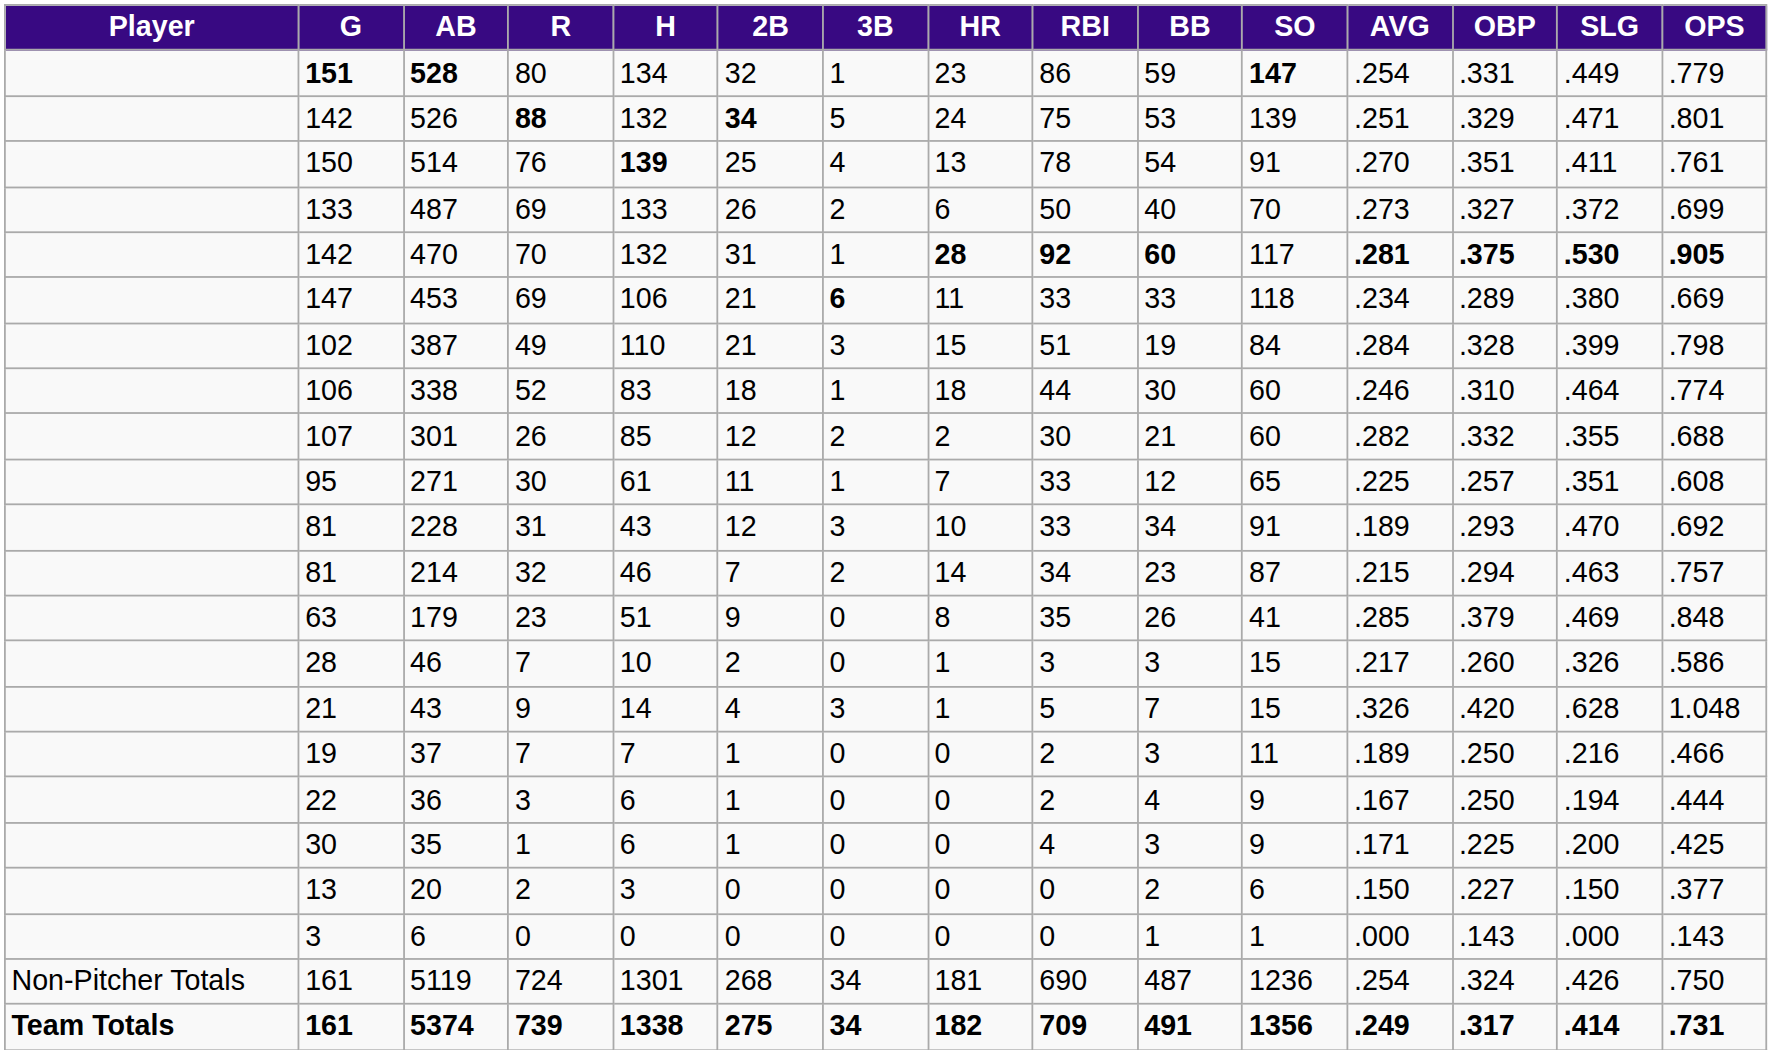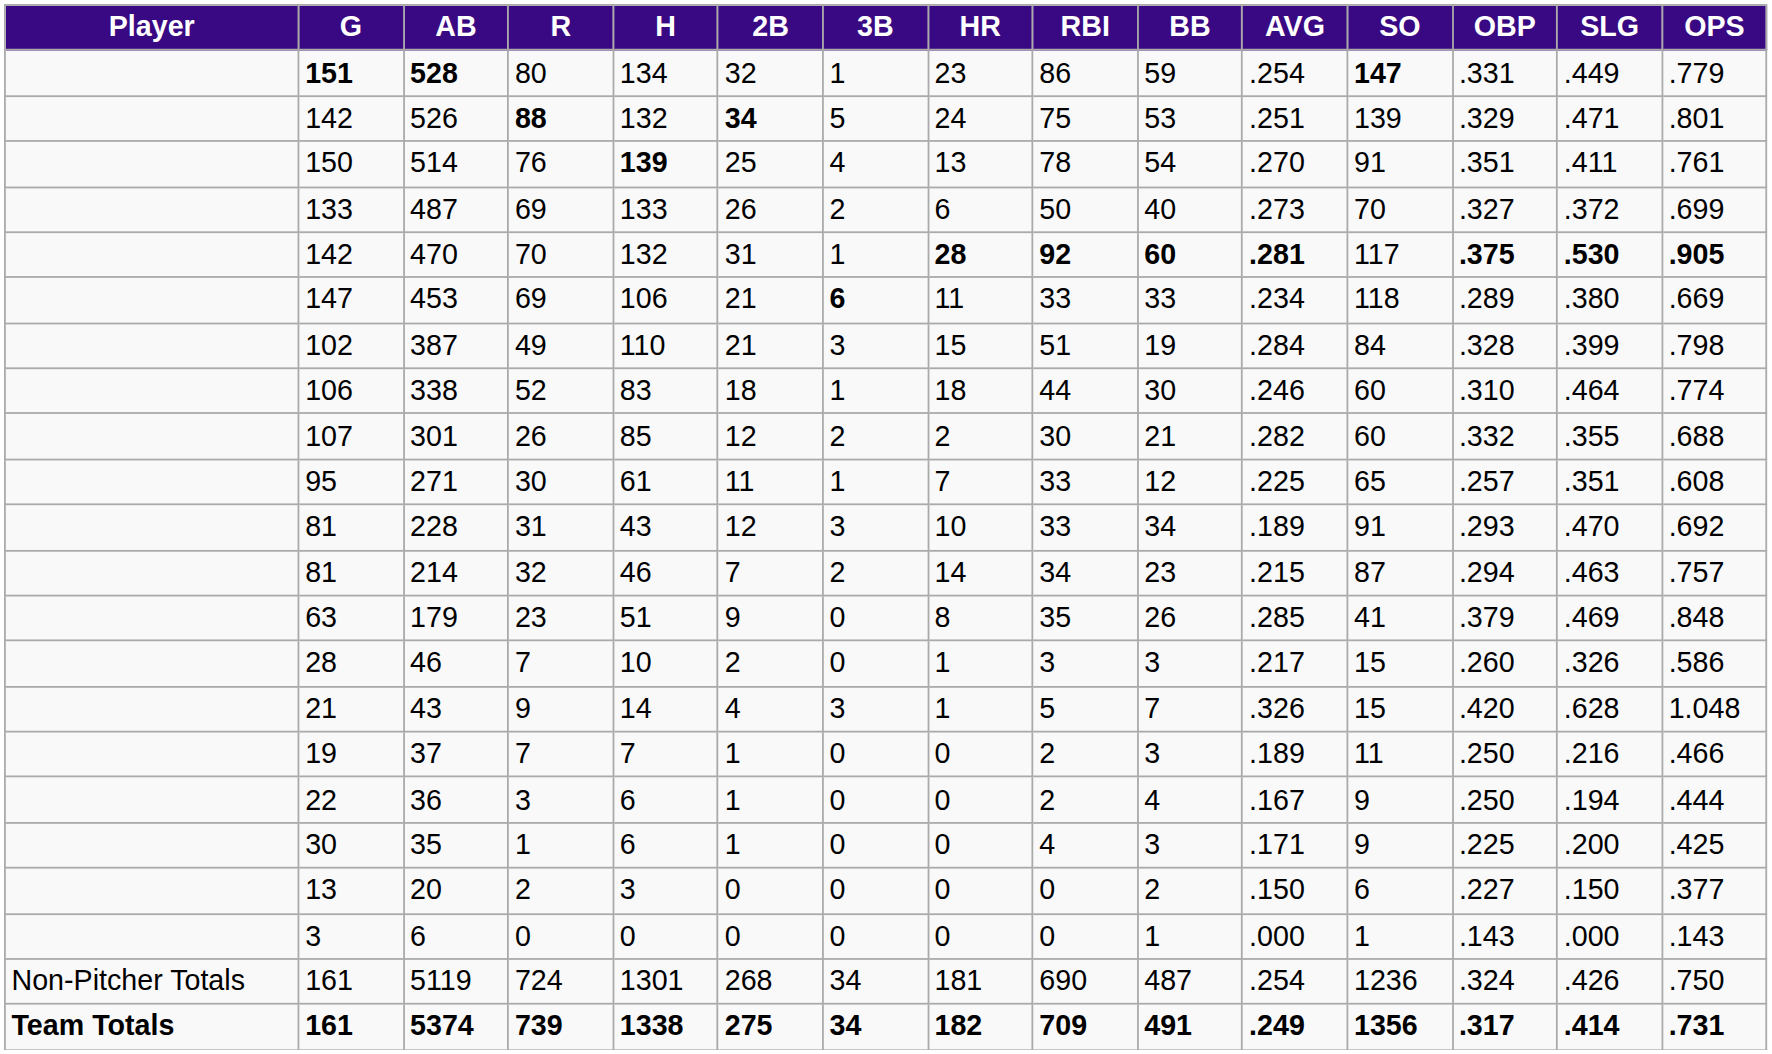columns swapped: (1295, 27) <-> (1400, 27)
